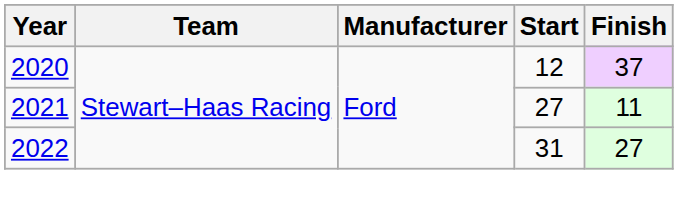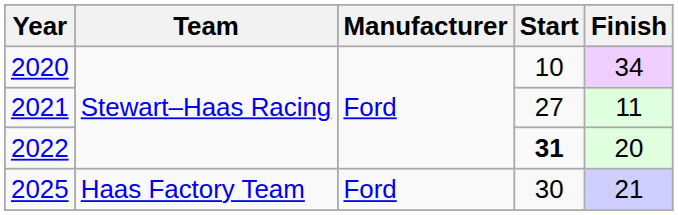(549, 67) 12 -> (549, 67) 10
(629, 67) 37 -> (629, 67) 34
(549, 149) normal -> (549, 149) bold
(629, 149) 27 -> (629, 149) 20
+ row: (40, 190)
